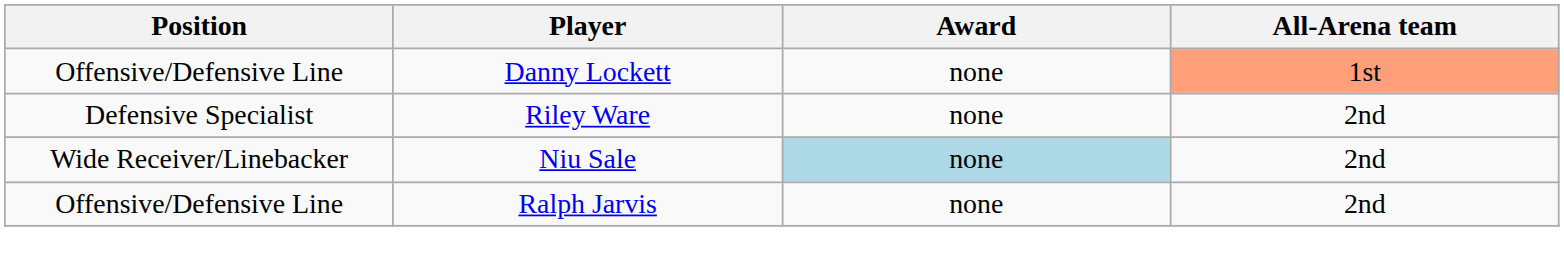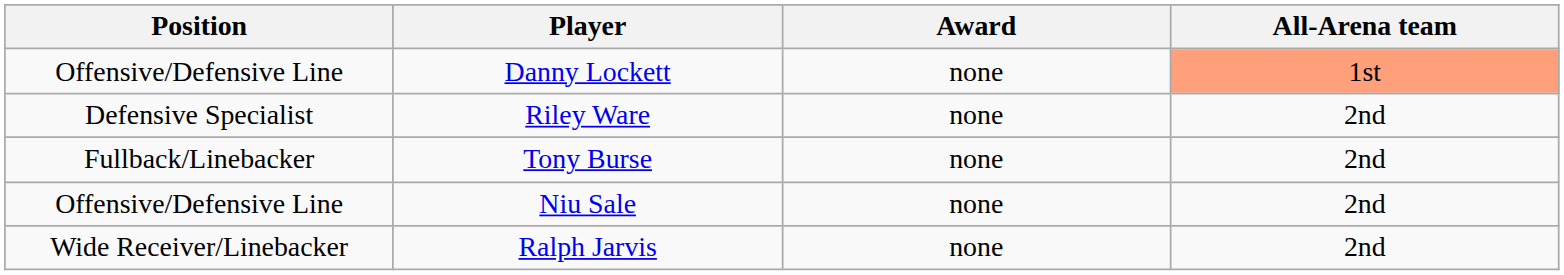+ row: (588, 159)
(199, 159) Wide Receiver/Linebacker -> (199, 203) Offensive/Defensive Line
(976, 159) lightblue background -> (976, 203) no background
(199, 203) Offensive/Defensive Line -> (199, 247) Wide Receiver/Linebacker
